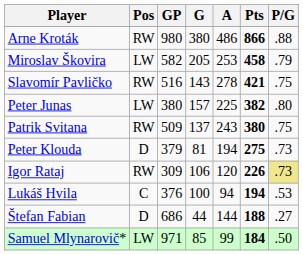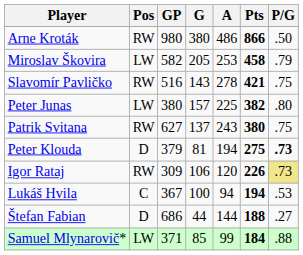(283, 37) .88 -> (283, 37) .50
(172, 127) 509 -> (172, 127) 627
(283, 149) normal -> (283, 149) bold
(172, 194) 376 -> (172, 194) 367
(172, 238) 971 -> (172, 238) 371
(283, 238) .50 -> (283, 238) .88
